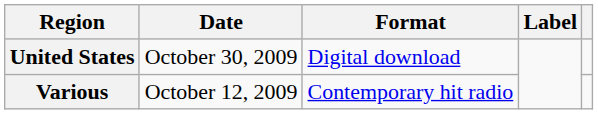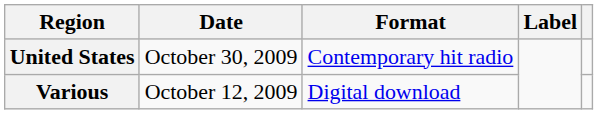(384, 56) Digital download -> (410, 56) Contemporary hit radio
(410, 91) Contemporary hit radio -> (384, 91) Digital download
